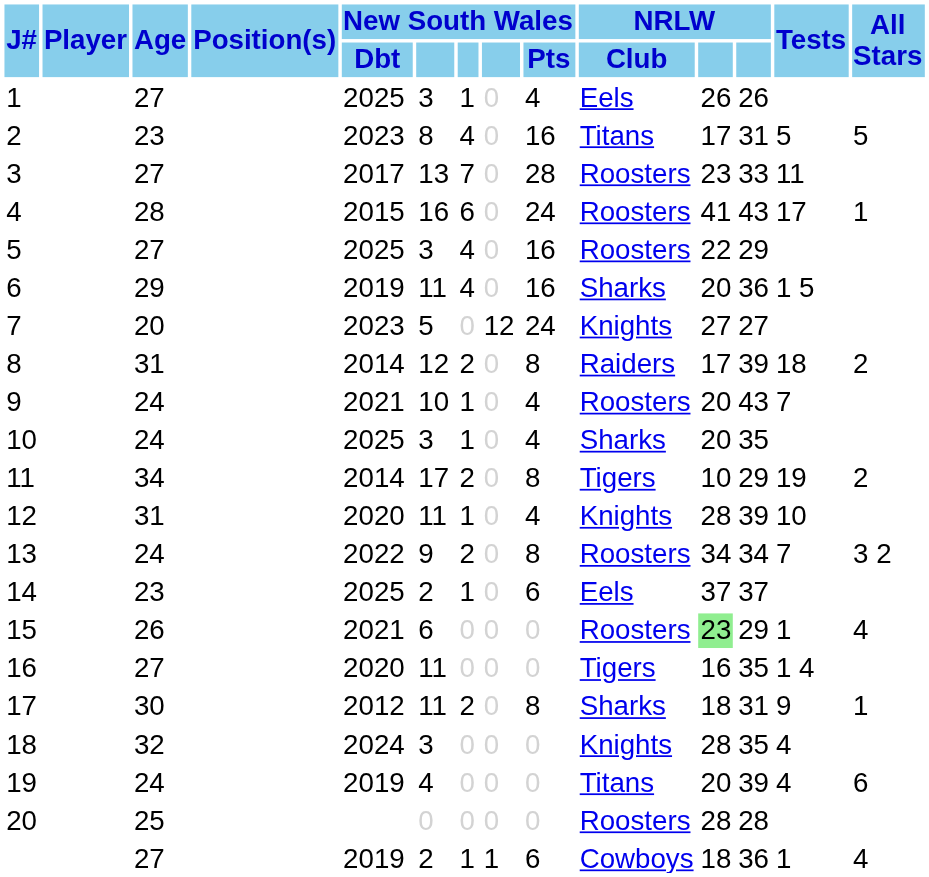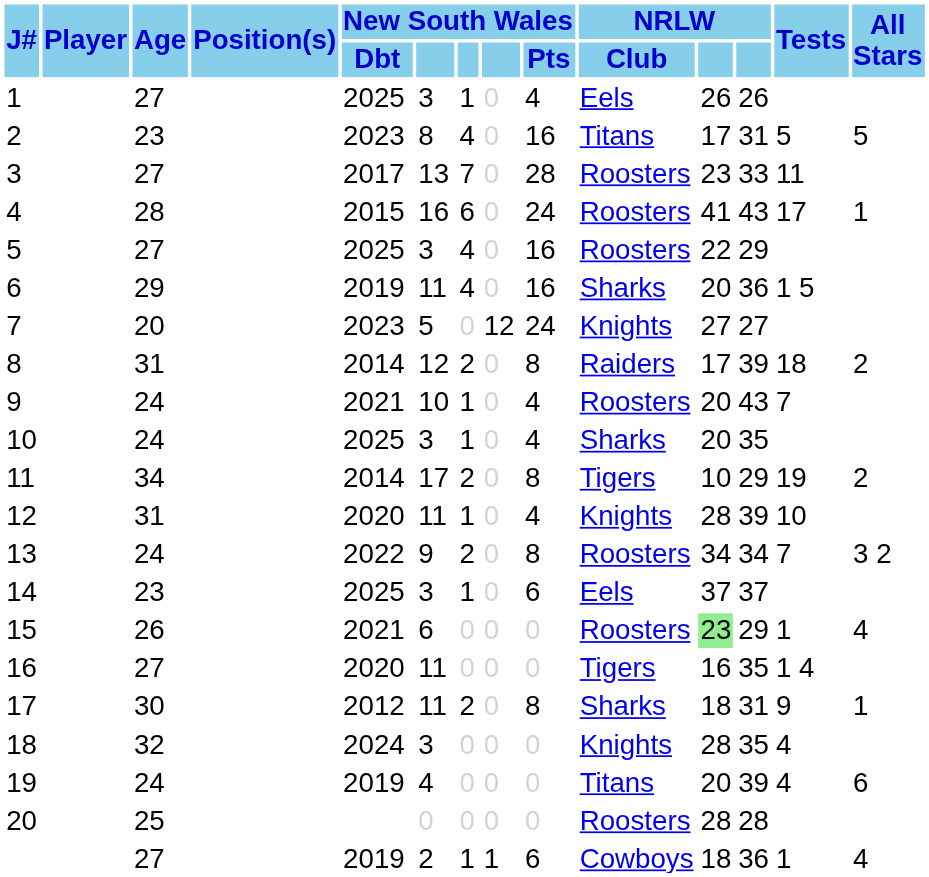(426, 592) 2 -> (426, 592) 3
